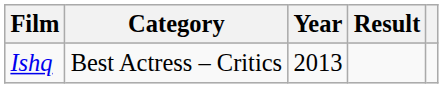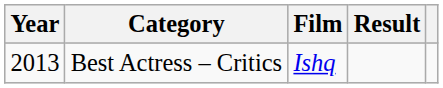columns swapped: (318, 23) <-> (35, 23)
